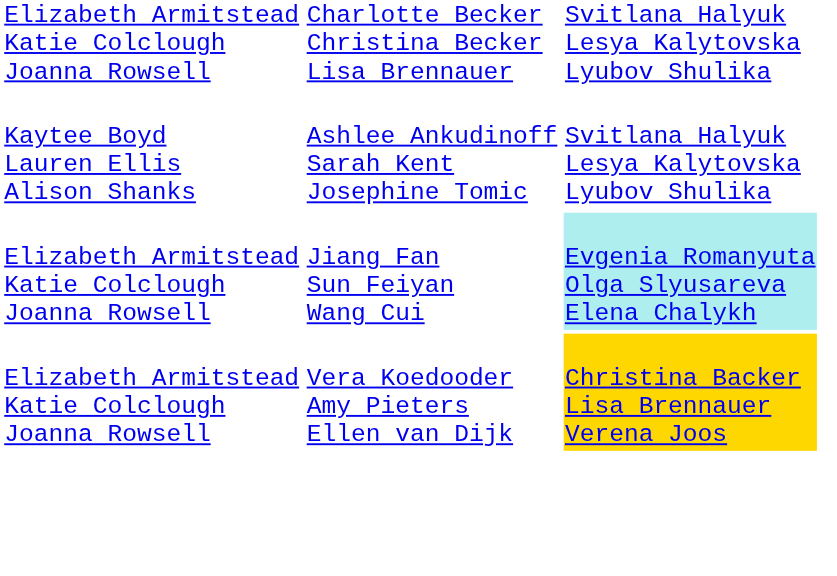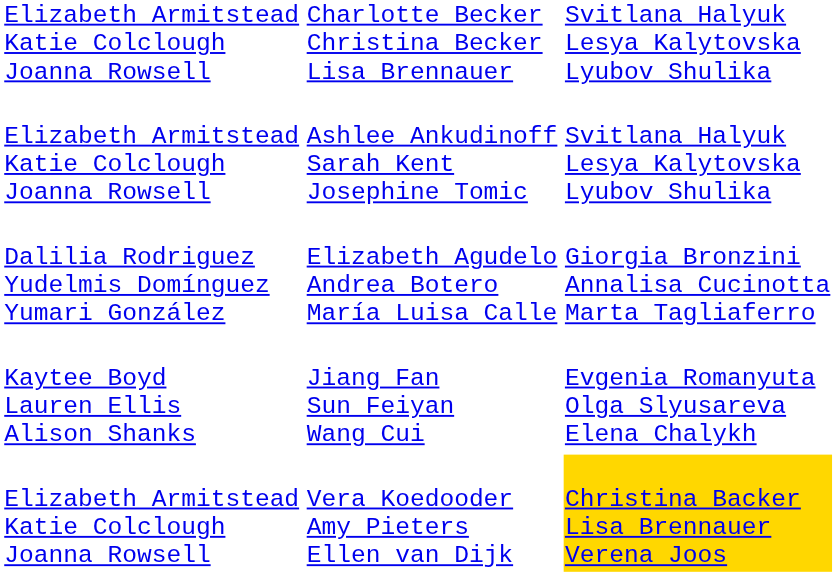(100, 165) Kaytee Boyd Lauren Ellis Alison Shanks -> (152, 165) Elizabeth Armitstead Katie Colclough Joanna Rowsell
+ row: (432, 285)
(152, 285) Elizabeth Armitstead Katie Colclough Joanna Rowsell -> (100, 406) Kaytee Boyd Lauren Ellis Alison Shanks
(690, 285) paleturquoise background -> (690, 406) no background
